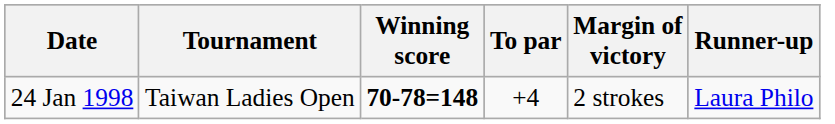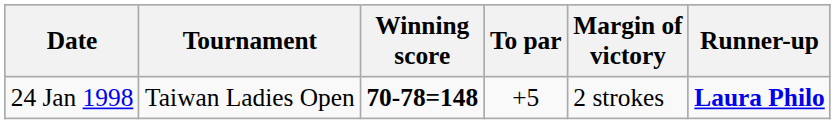(526, 97) +4 -> (526, 97) +5
(754, 97) normal -> (760, 97) bold
